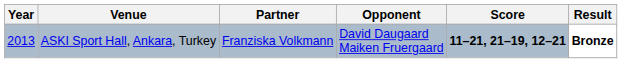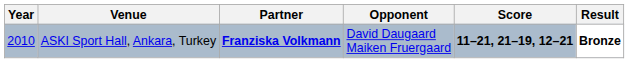(21, 41) 2013 -> (21, 41) 2010
(278, 41) normal -> (281, 41) bold
